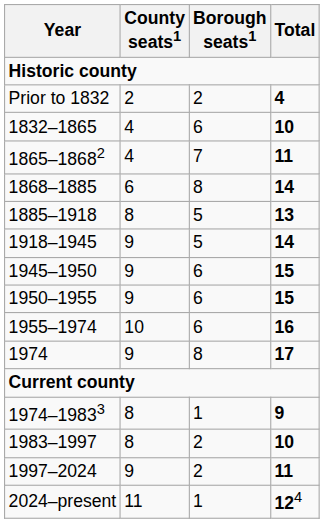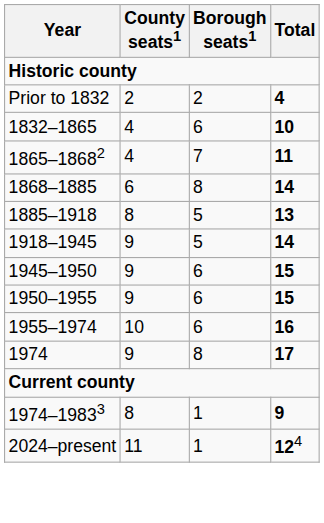- row: (53, 443)
- row: (53, 471)
